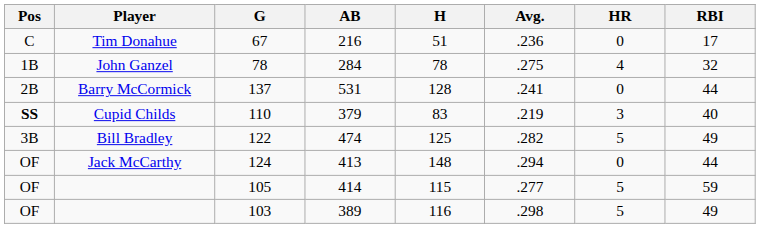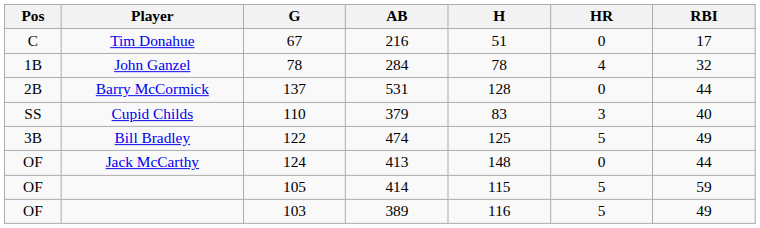- column: (530, 16)
(29, 114) bold -> (33, 114) normal
